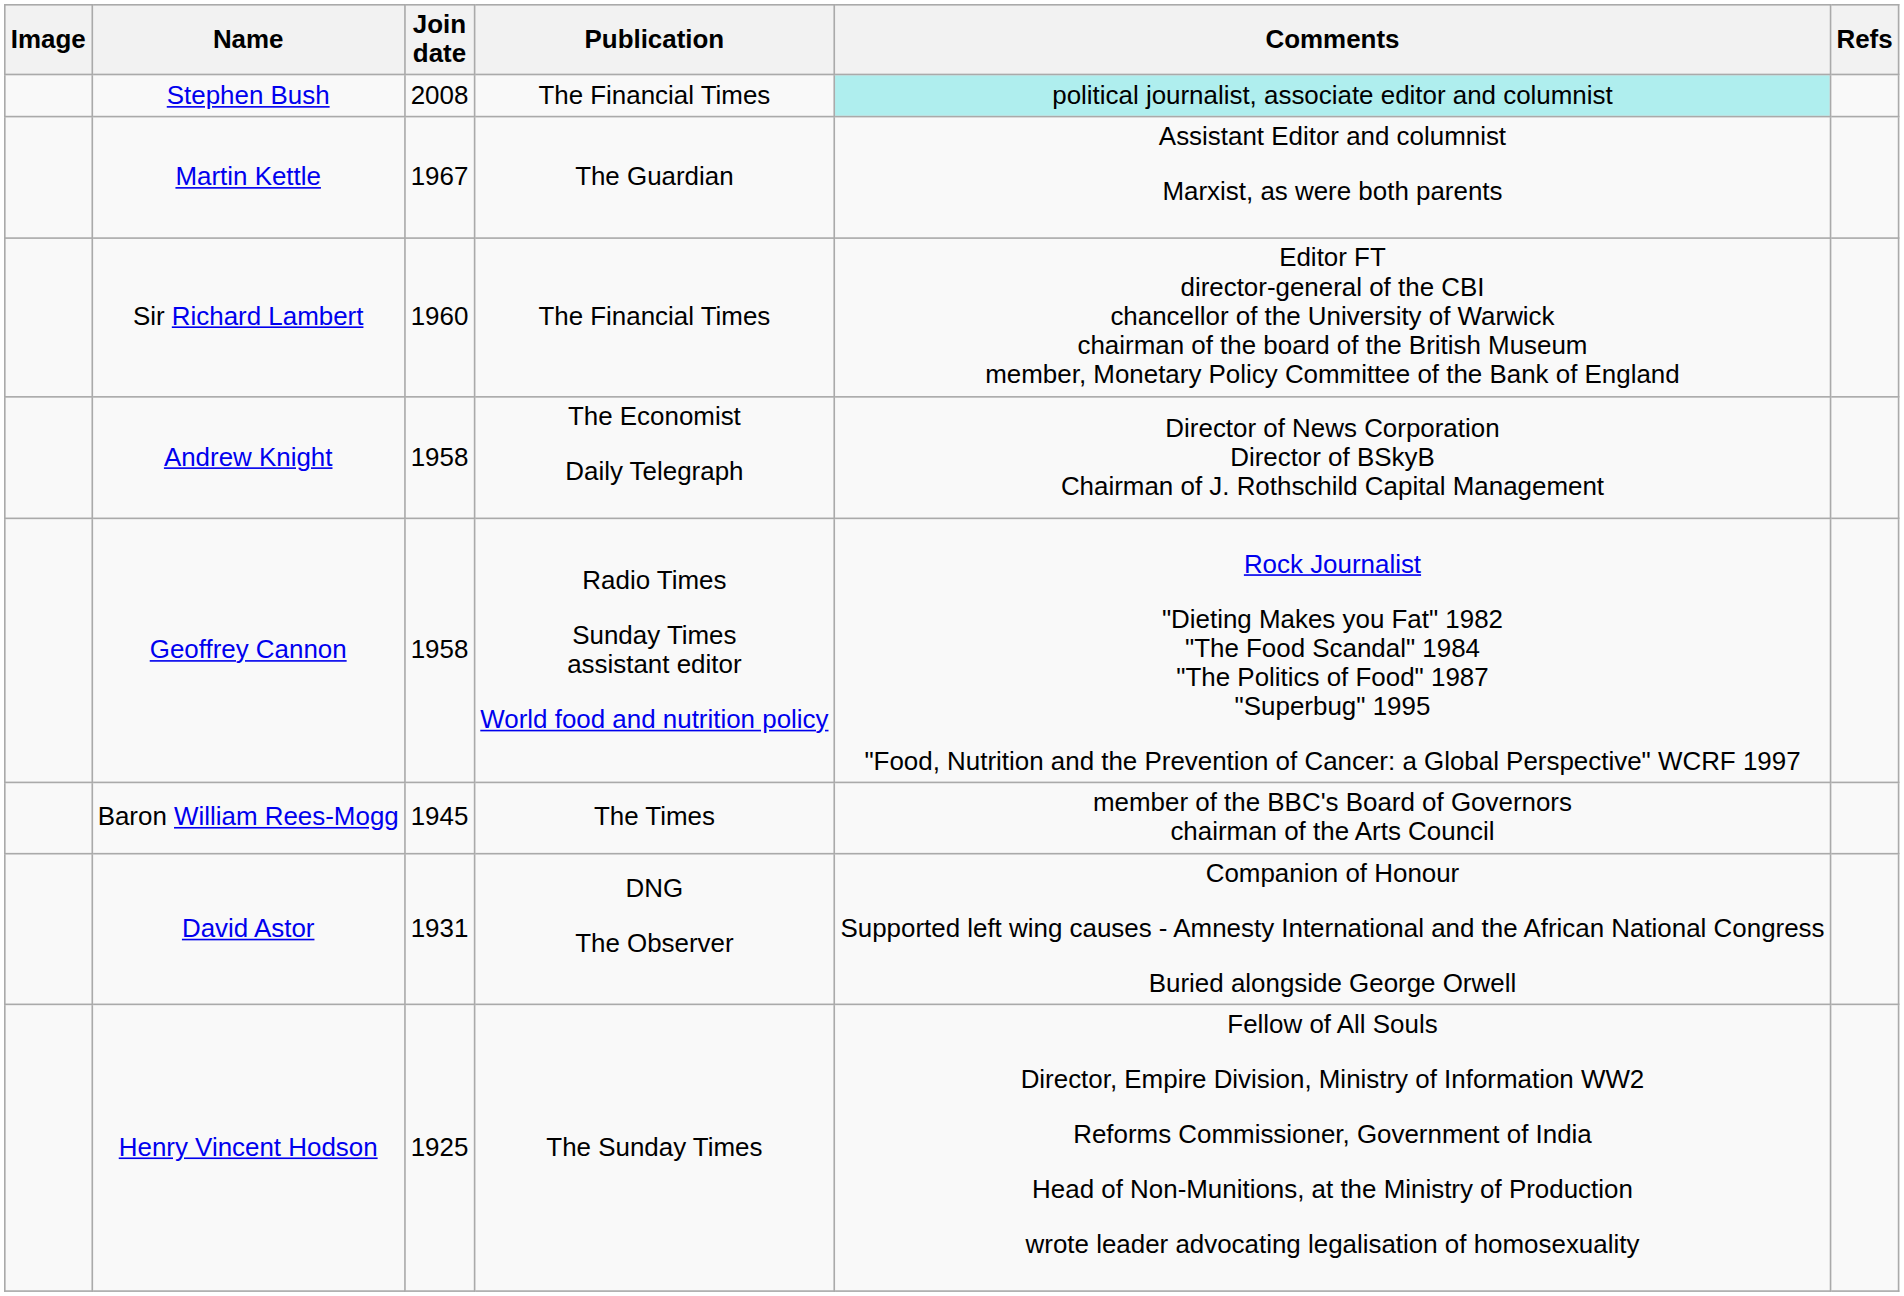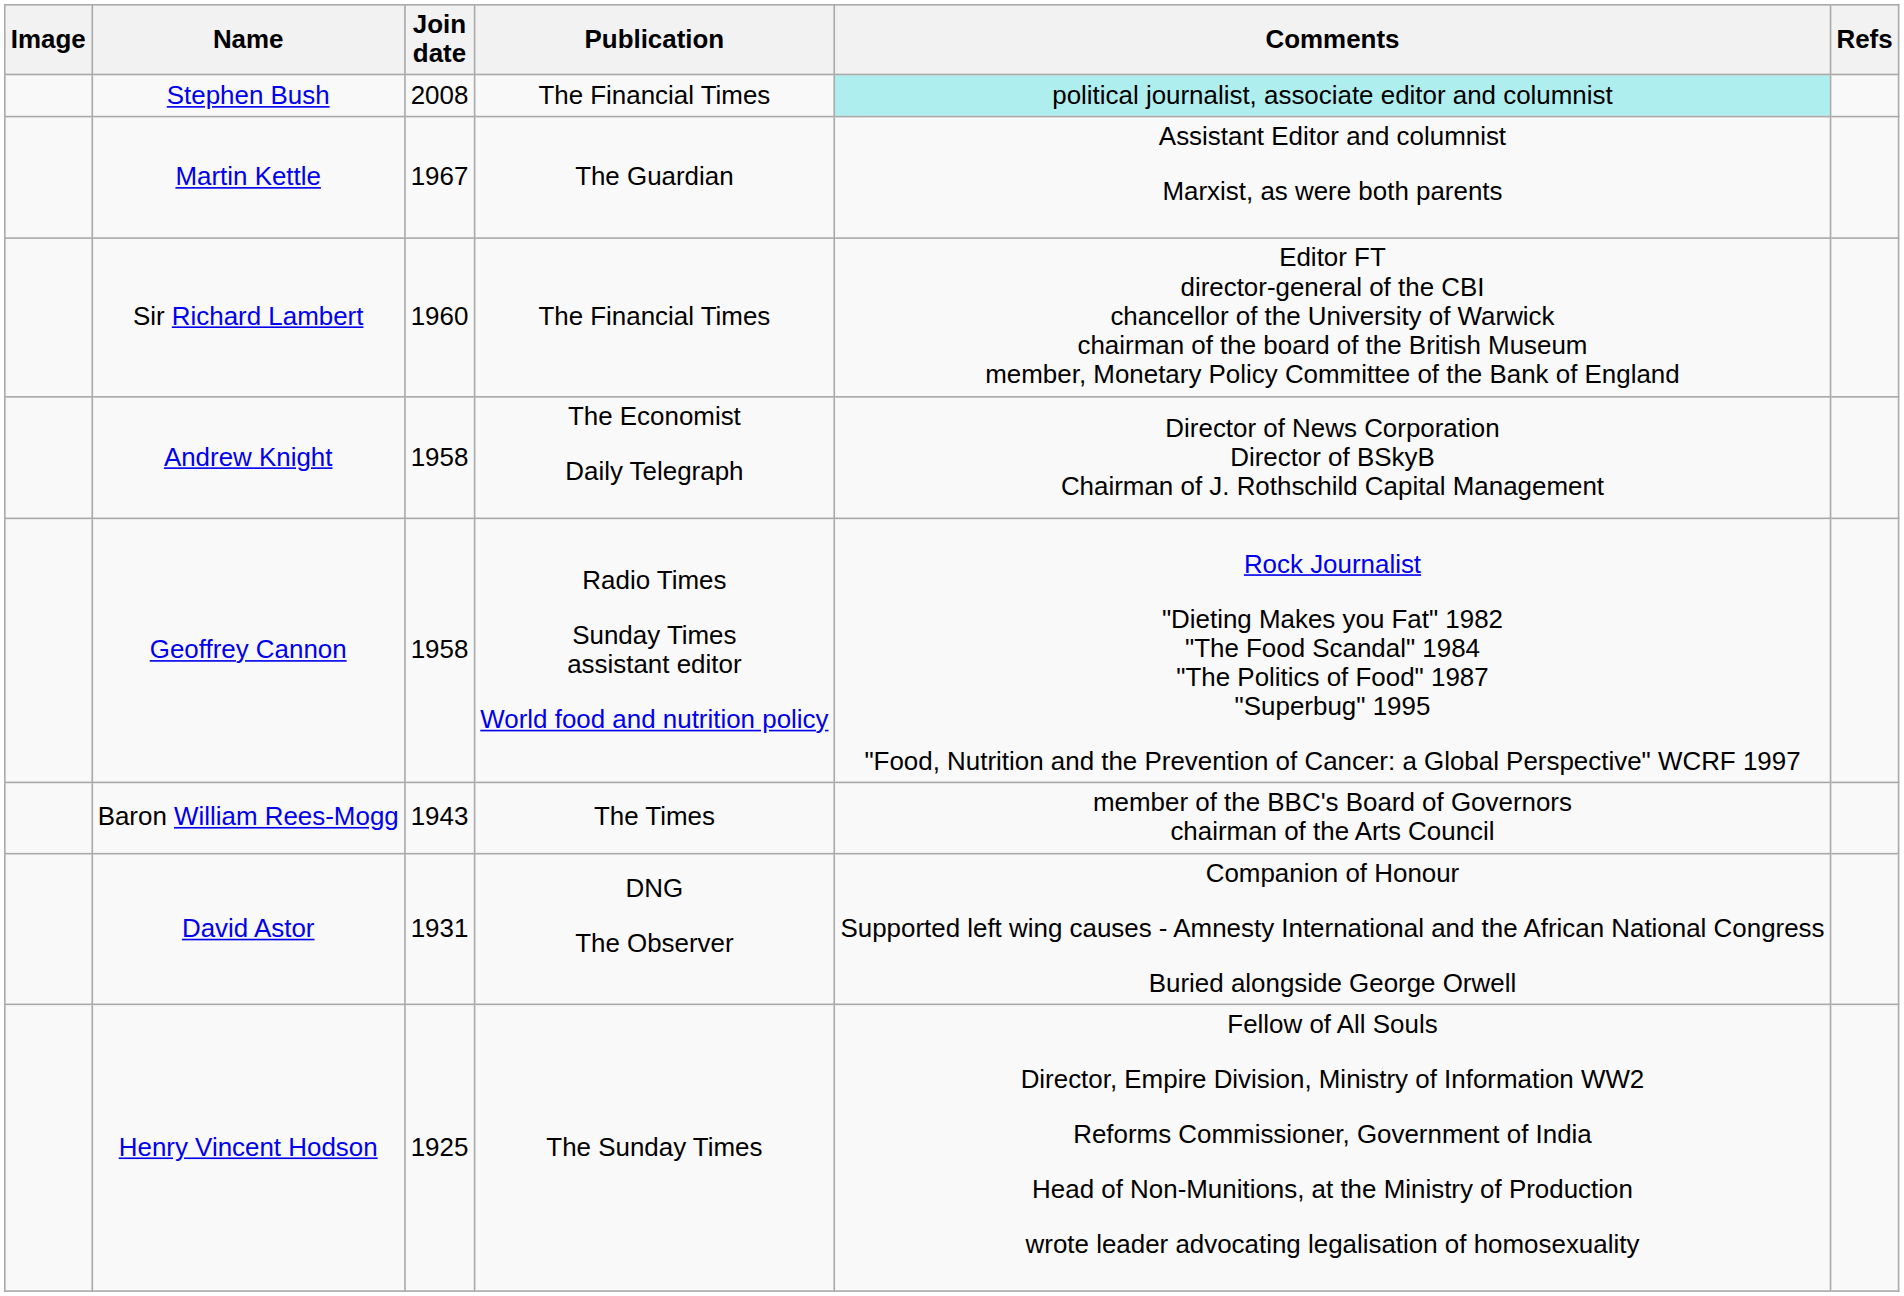(440, 817) 1945 -> (440, 817) 1943
